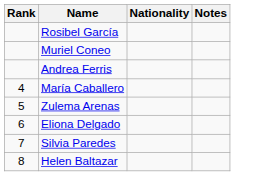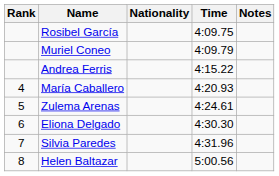+ column: (214, 13)
